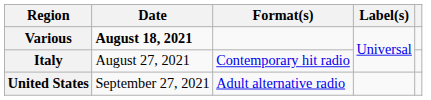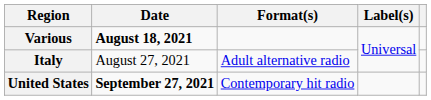(283, 60) Contemporary hit radio -> (285, 60) Adult alternative radio
(153, 83) normal -> (155, 83) bold
(281, 83) Adult alternative radio -> (288, 83) Contemporary hit radio
